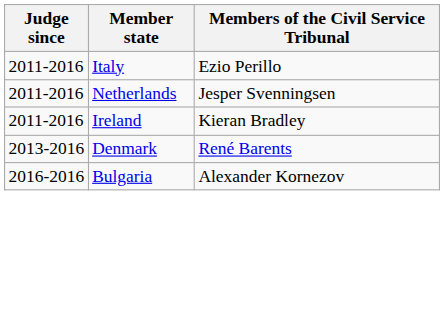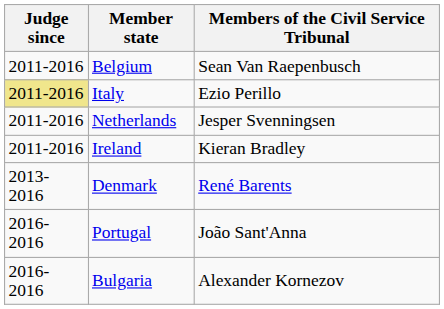+ row: (122, 65)
(46, 65) no background -> (46, 93) khaki background
+ row: (122, 233)
